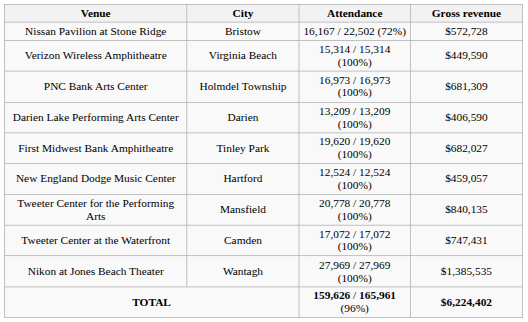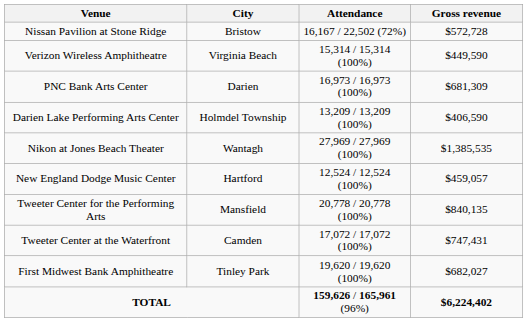(243, 86) Holmdel Township -> (243, 86) Darien
(243, 117) Darien -> (243, 117) Holmdel Township
rows swapped: (96, 271) <-> (96, 148)
